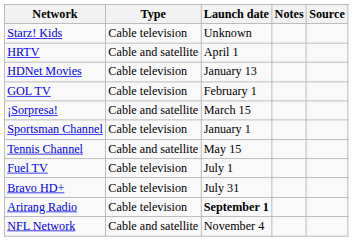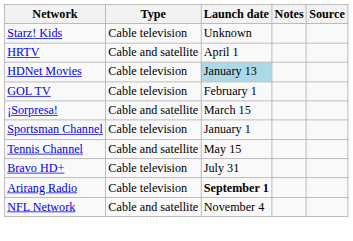(230, 71) no background -> (230, 71) lightblue background
- row: (28, 168)
